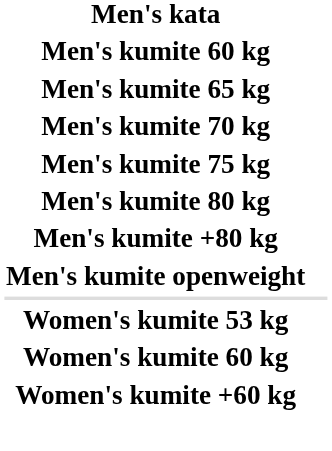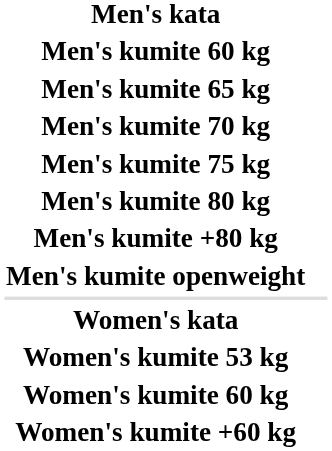+ row: (156, 320)
